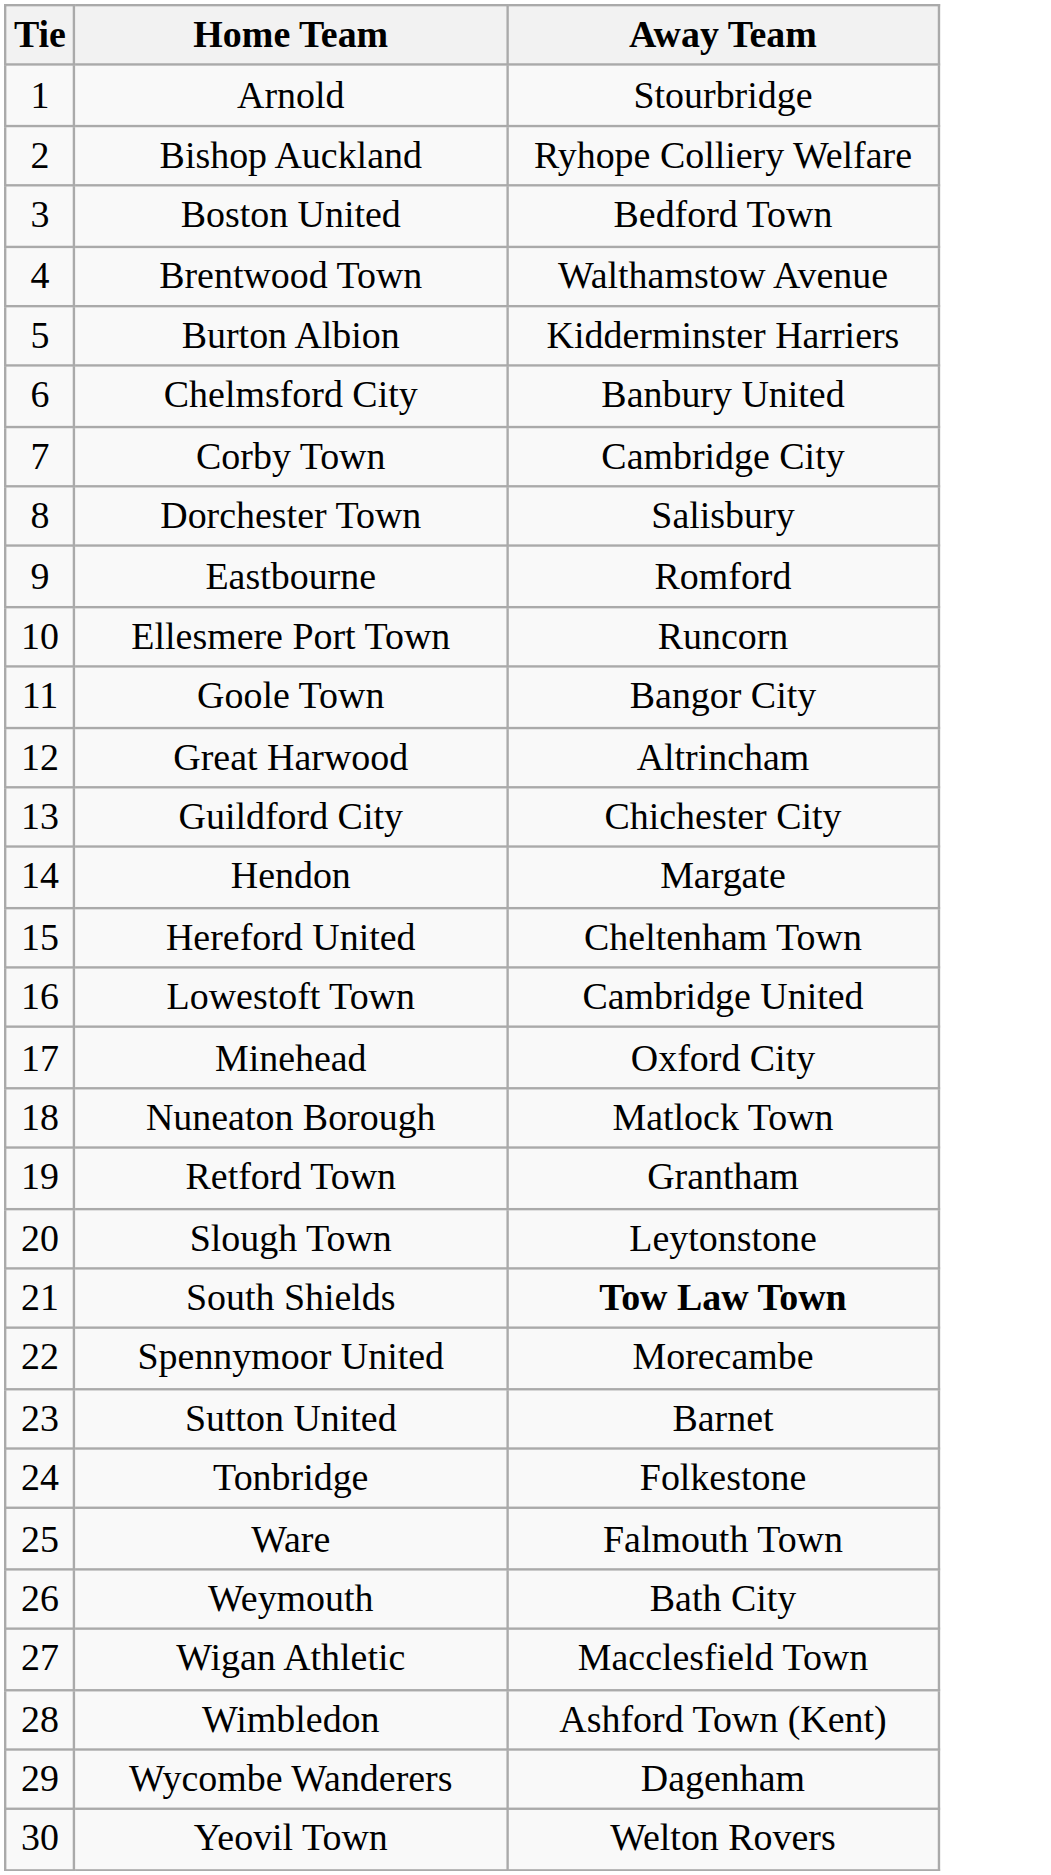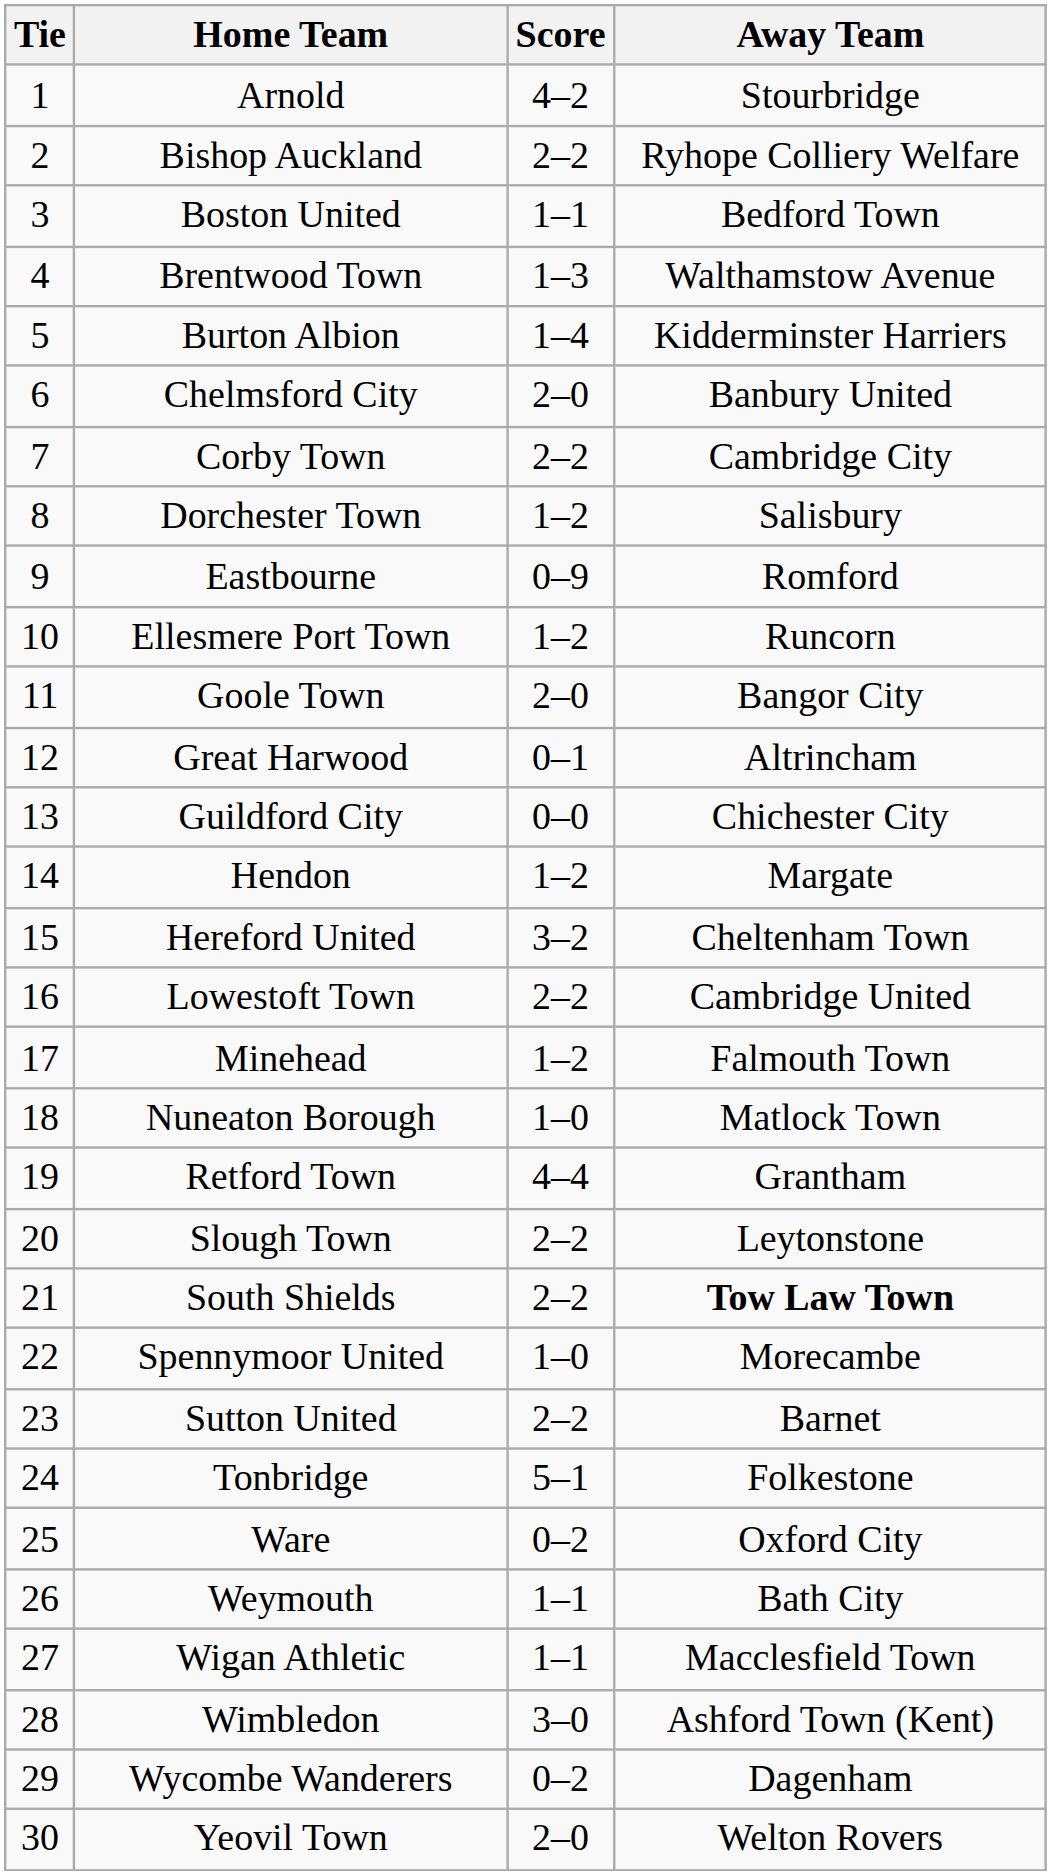+ column: (561, 34)
(723, 1056) Oxford City -> (830, 1056) Falmouth Town
(723, 1538) Falmouth Town -> (830, 1538) Oxford City
